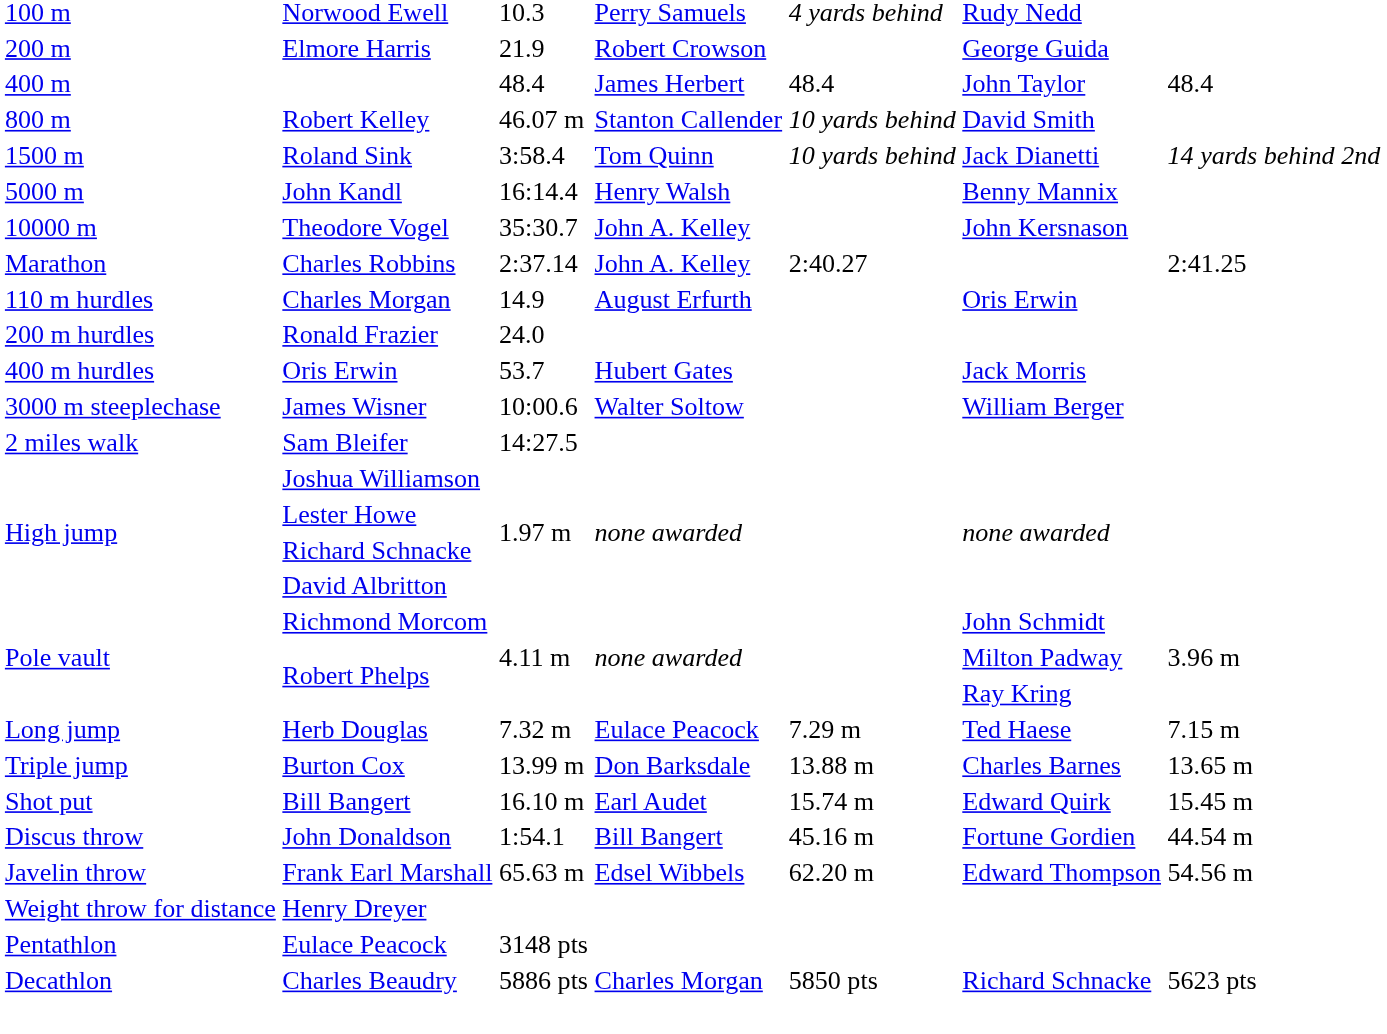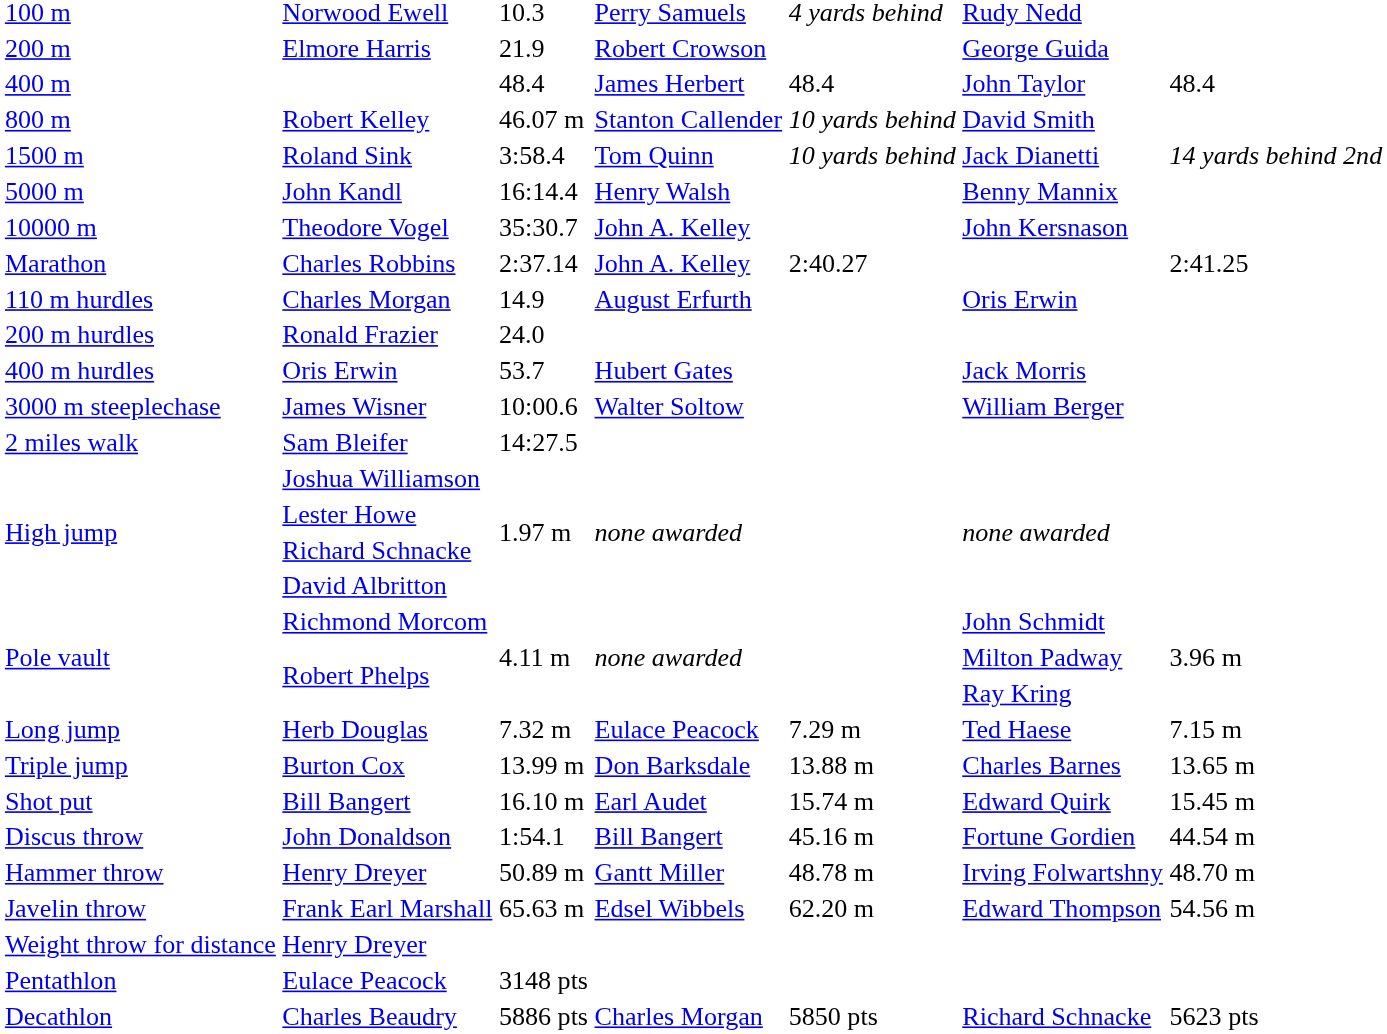+ row: (84, 872)
